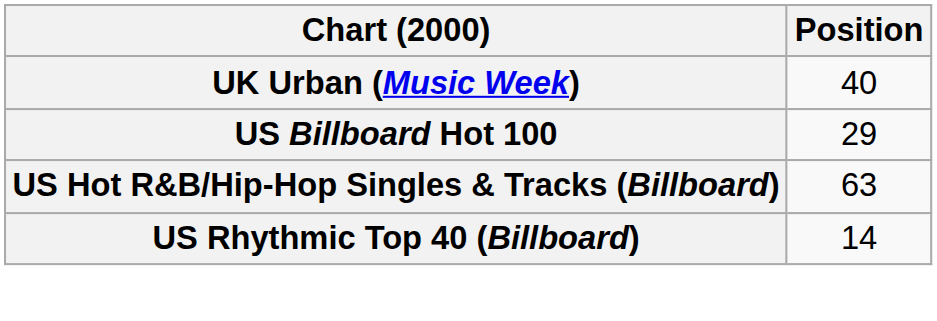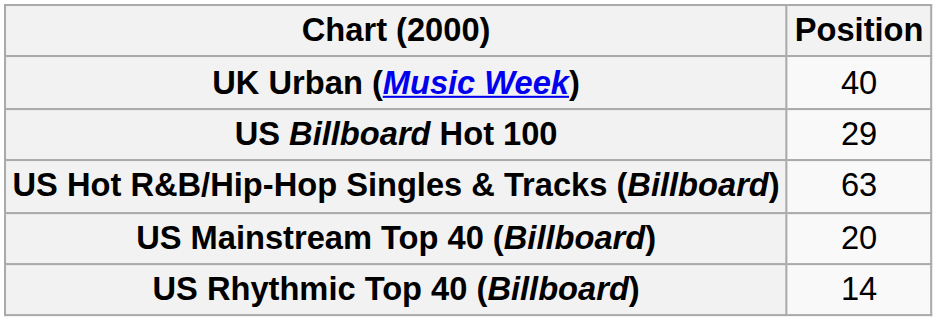+ row: (396, 237)
